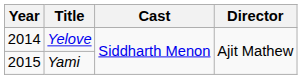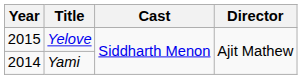(24, 39) 2014 -> (24, 39) 2015
(24, 62) 2015 -> (24, 62) 2014
